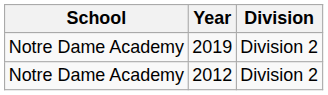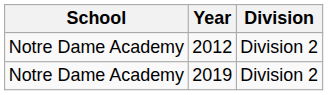rows swapped: (212, 75) <-> (212, 47)
